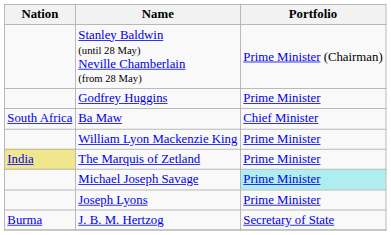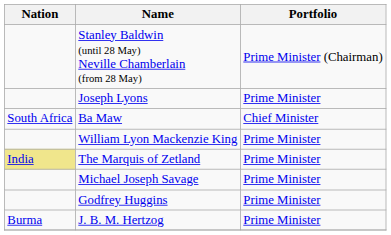rows swapped: (113, 199) <-> (123, 98)
(282, 179) paleturquoise background -> (282, 179) no background
(289, 220) Secretary of State -> (282, 220) Prime Minister
